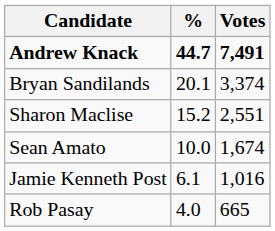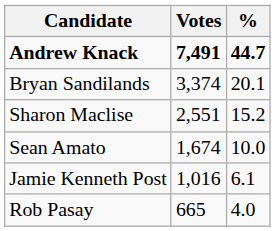columns swapped: (243, 21) <-> (193, 21)
